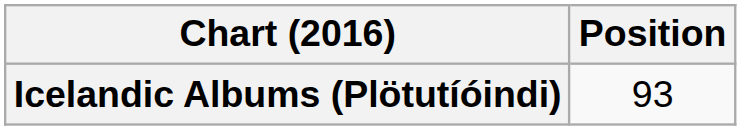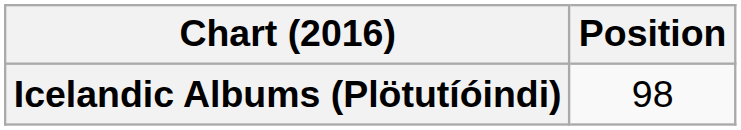(653, 93) 93 -> (653, 93) 98
